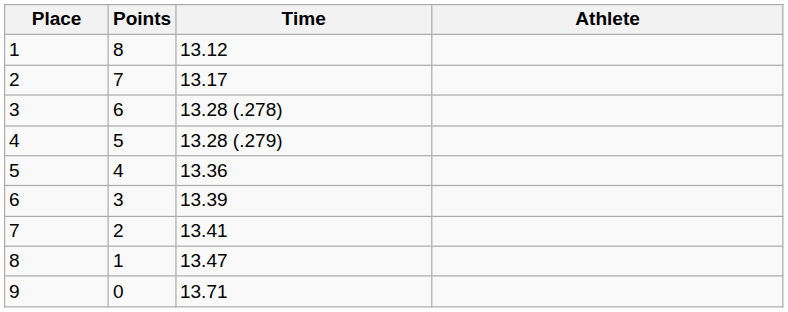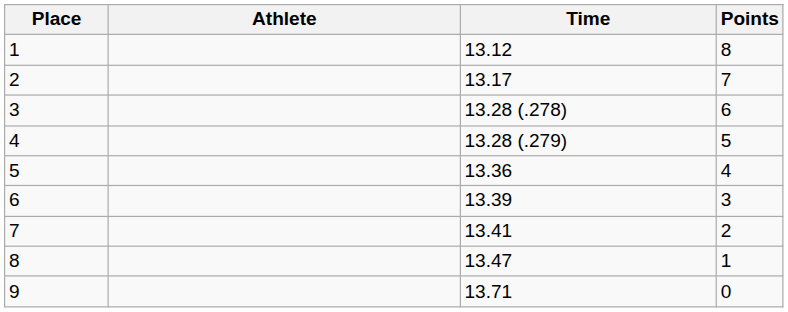columns swapped: (608, 19) <-> (142, 19)
